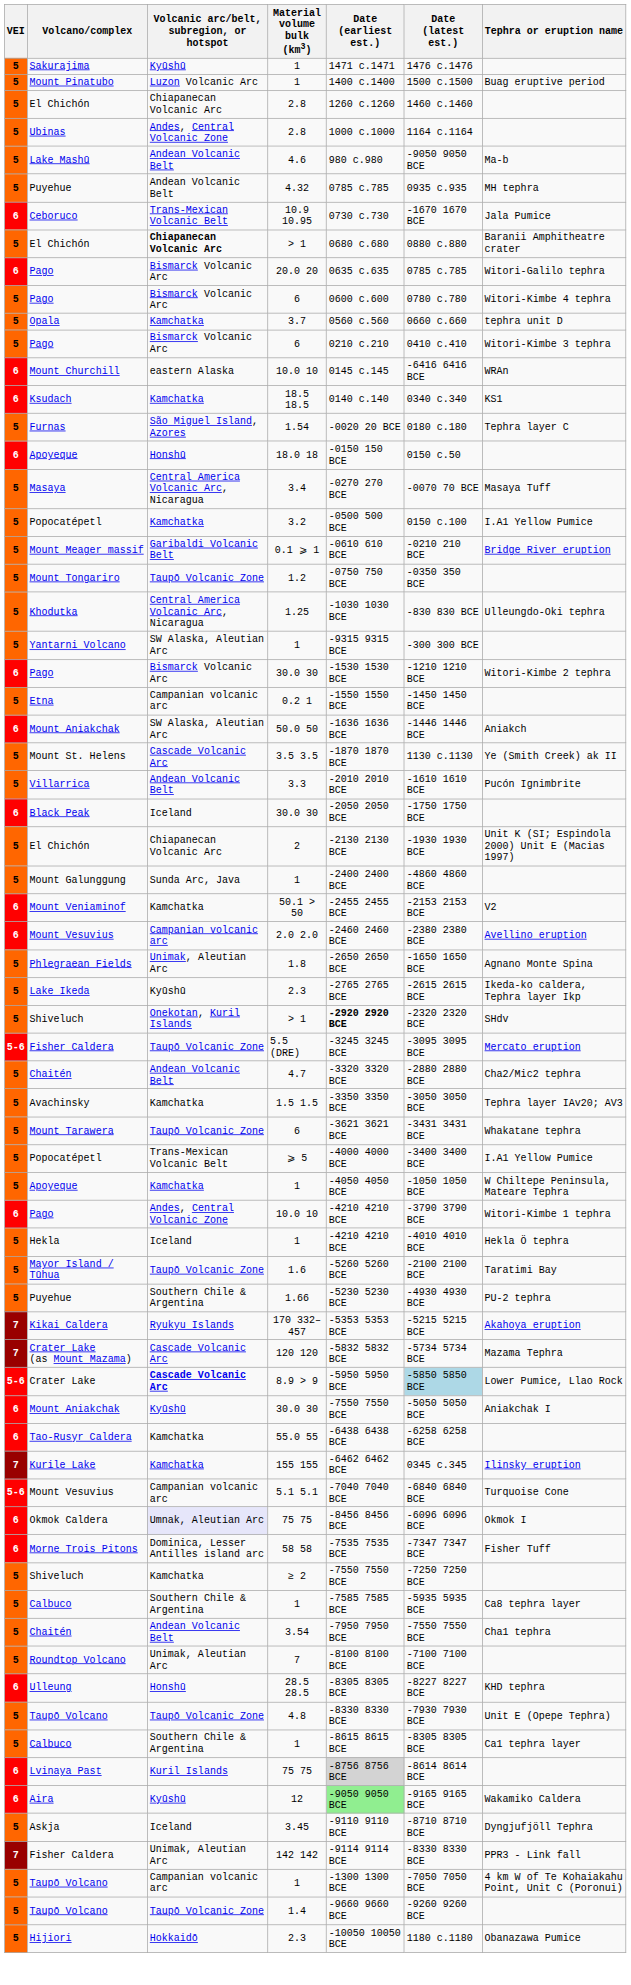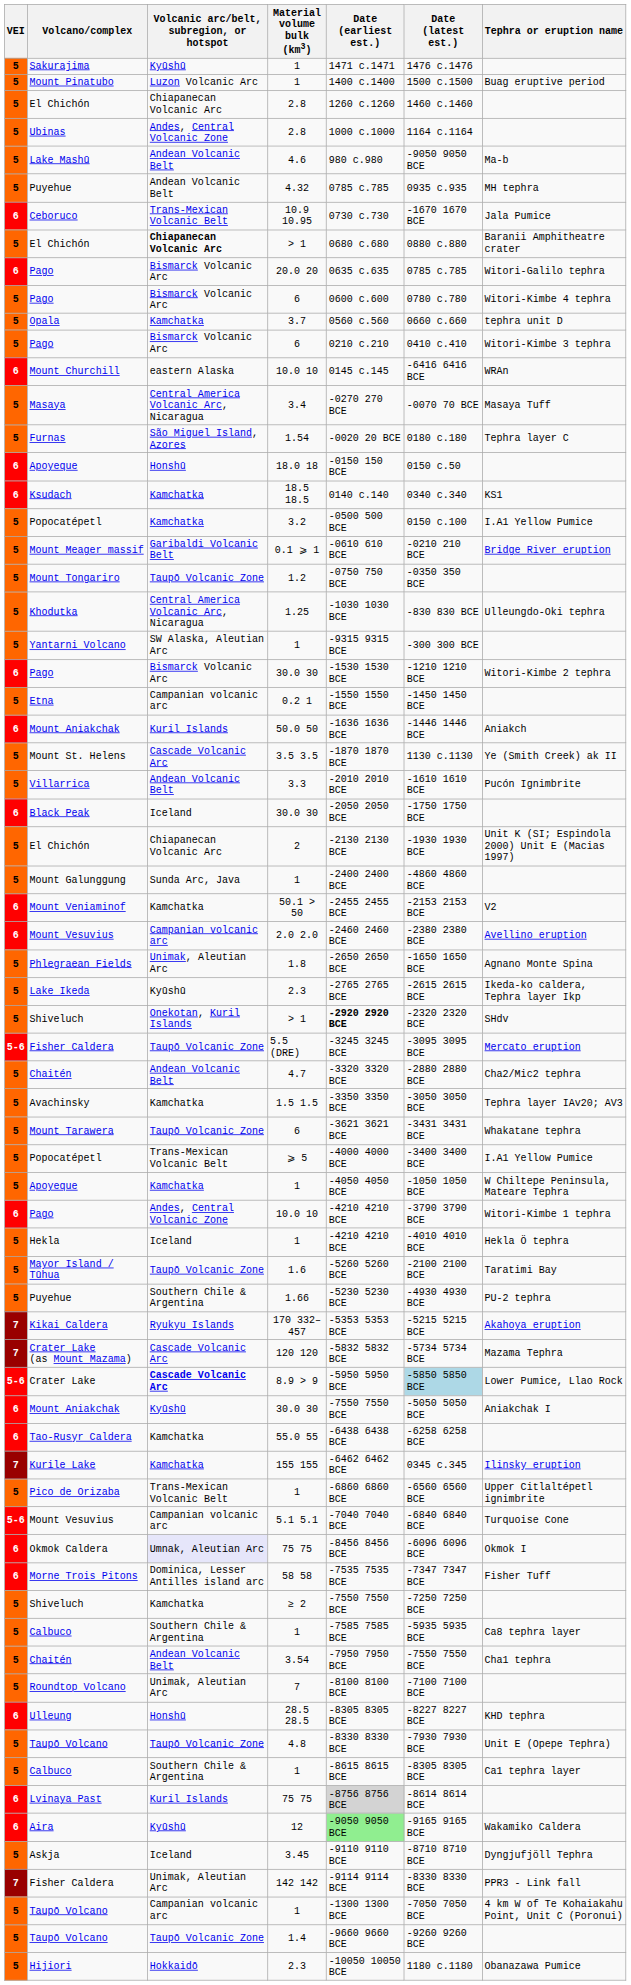rows swapped: (51, 399) <-> (48, 489)
(207, 729) SW Alaska, Aleutian Arc -> (189, 729) Kuril Islands
+ row: (75, 1493)
